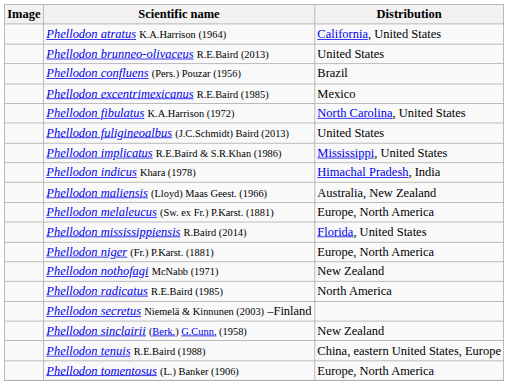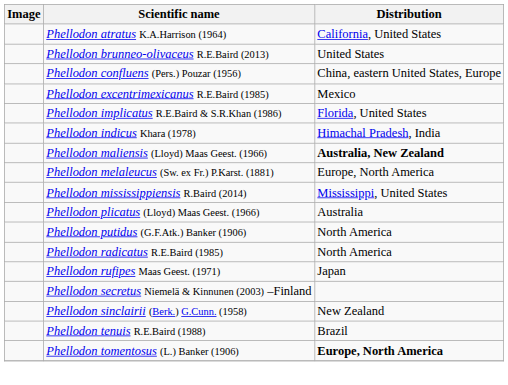(333, 73) Brazil -> (409, 73) China, eastern United States, Europe
- row: (140, 113)
- row: (168, 133)
(382, 152) Mississippi, United States -> (372, 113) Florida, United States
(377, 192) normal -> (381, 152) bold
(372, 232) Florida, United States -> (382, 192) Mississippi, United States
- row: (130, 251)
- row: (132, 271)
+ row: (153, 212)
+ row: (146, 232)
+ row: (133, 271)
(409, 350) China, eastern United States, Europe -> (333, 331) Brazil
(376, 370) normal -> (380, 350) bold
